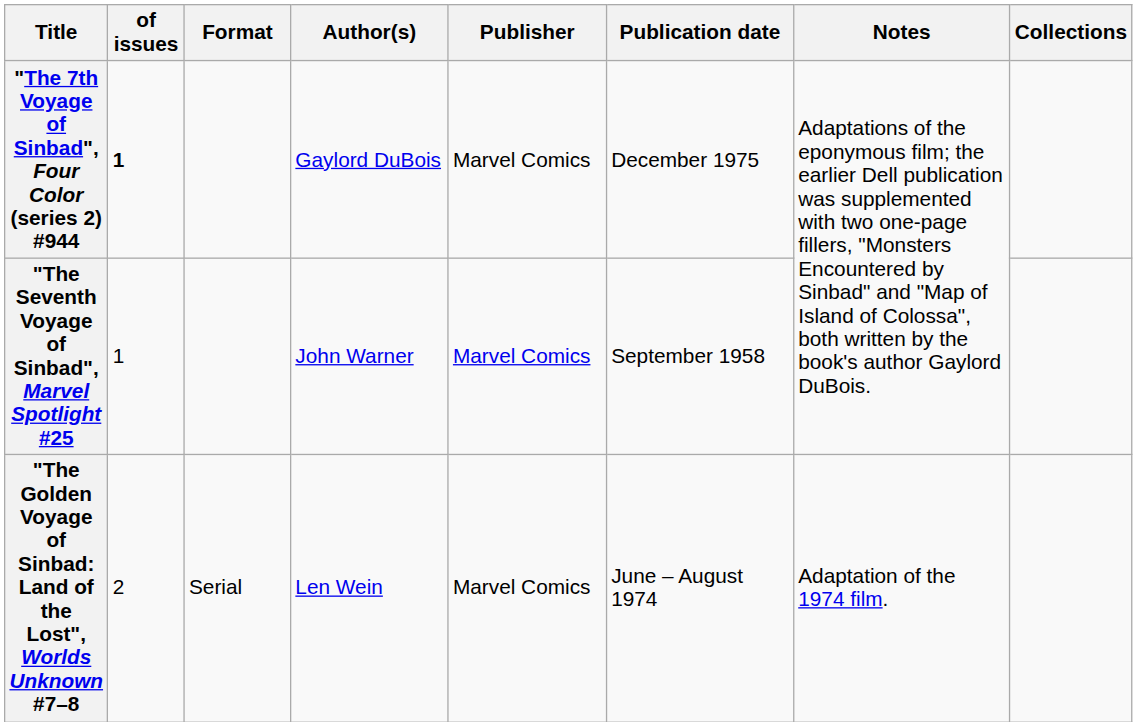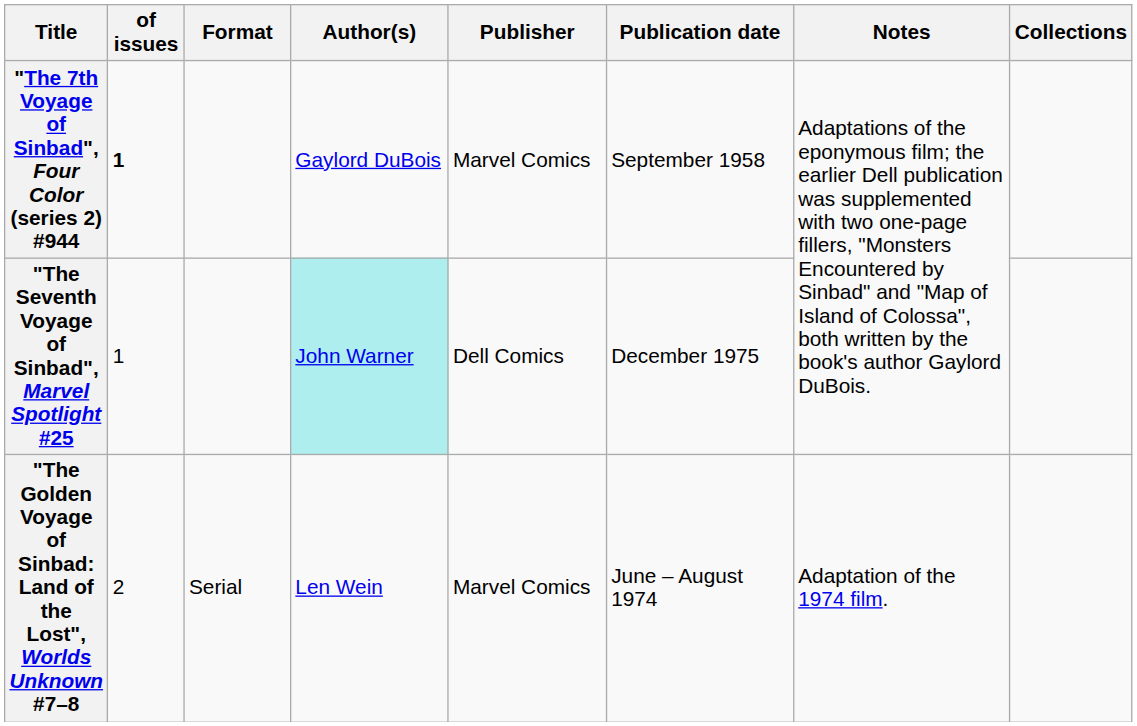(685, 159) December 1975 -> (688, 159) September 1958
(355, 356) no background -> (355, 356) paleturquoise background
(522, 356) Marvel Comics -> (508, 356) Dell Comics
(688, 356) September 1958 -> (685, 356) December 1975
